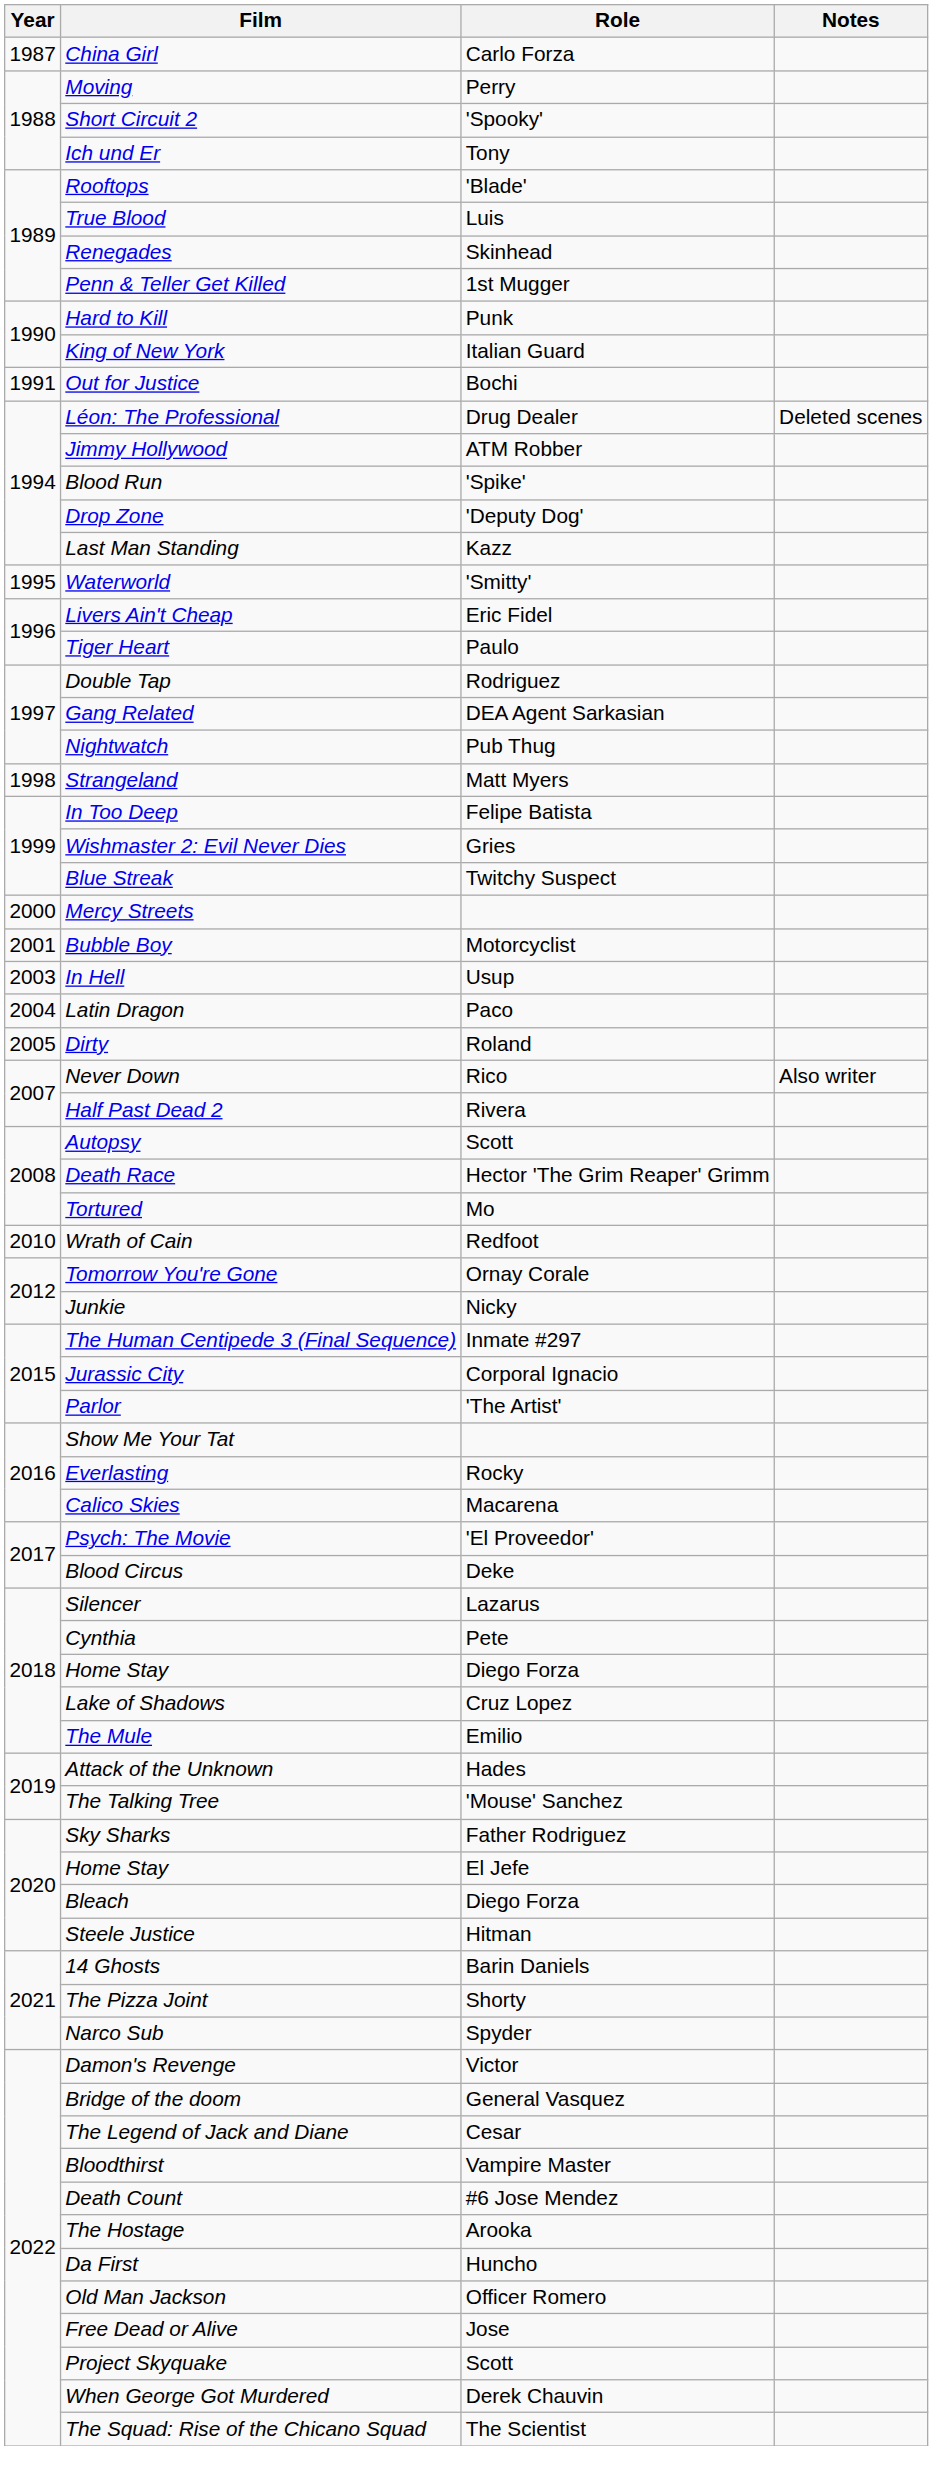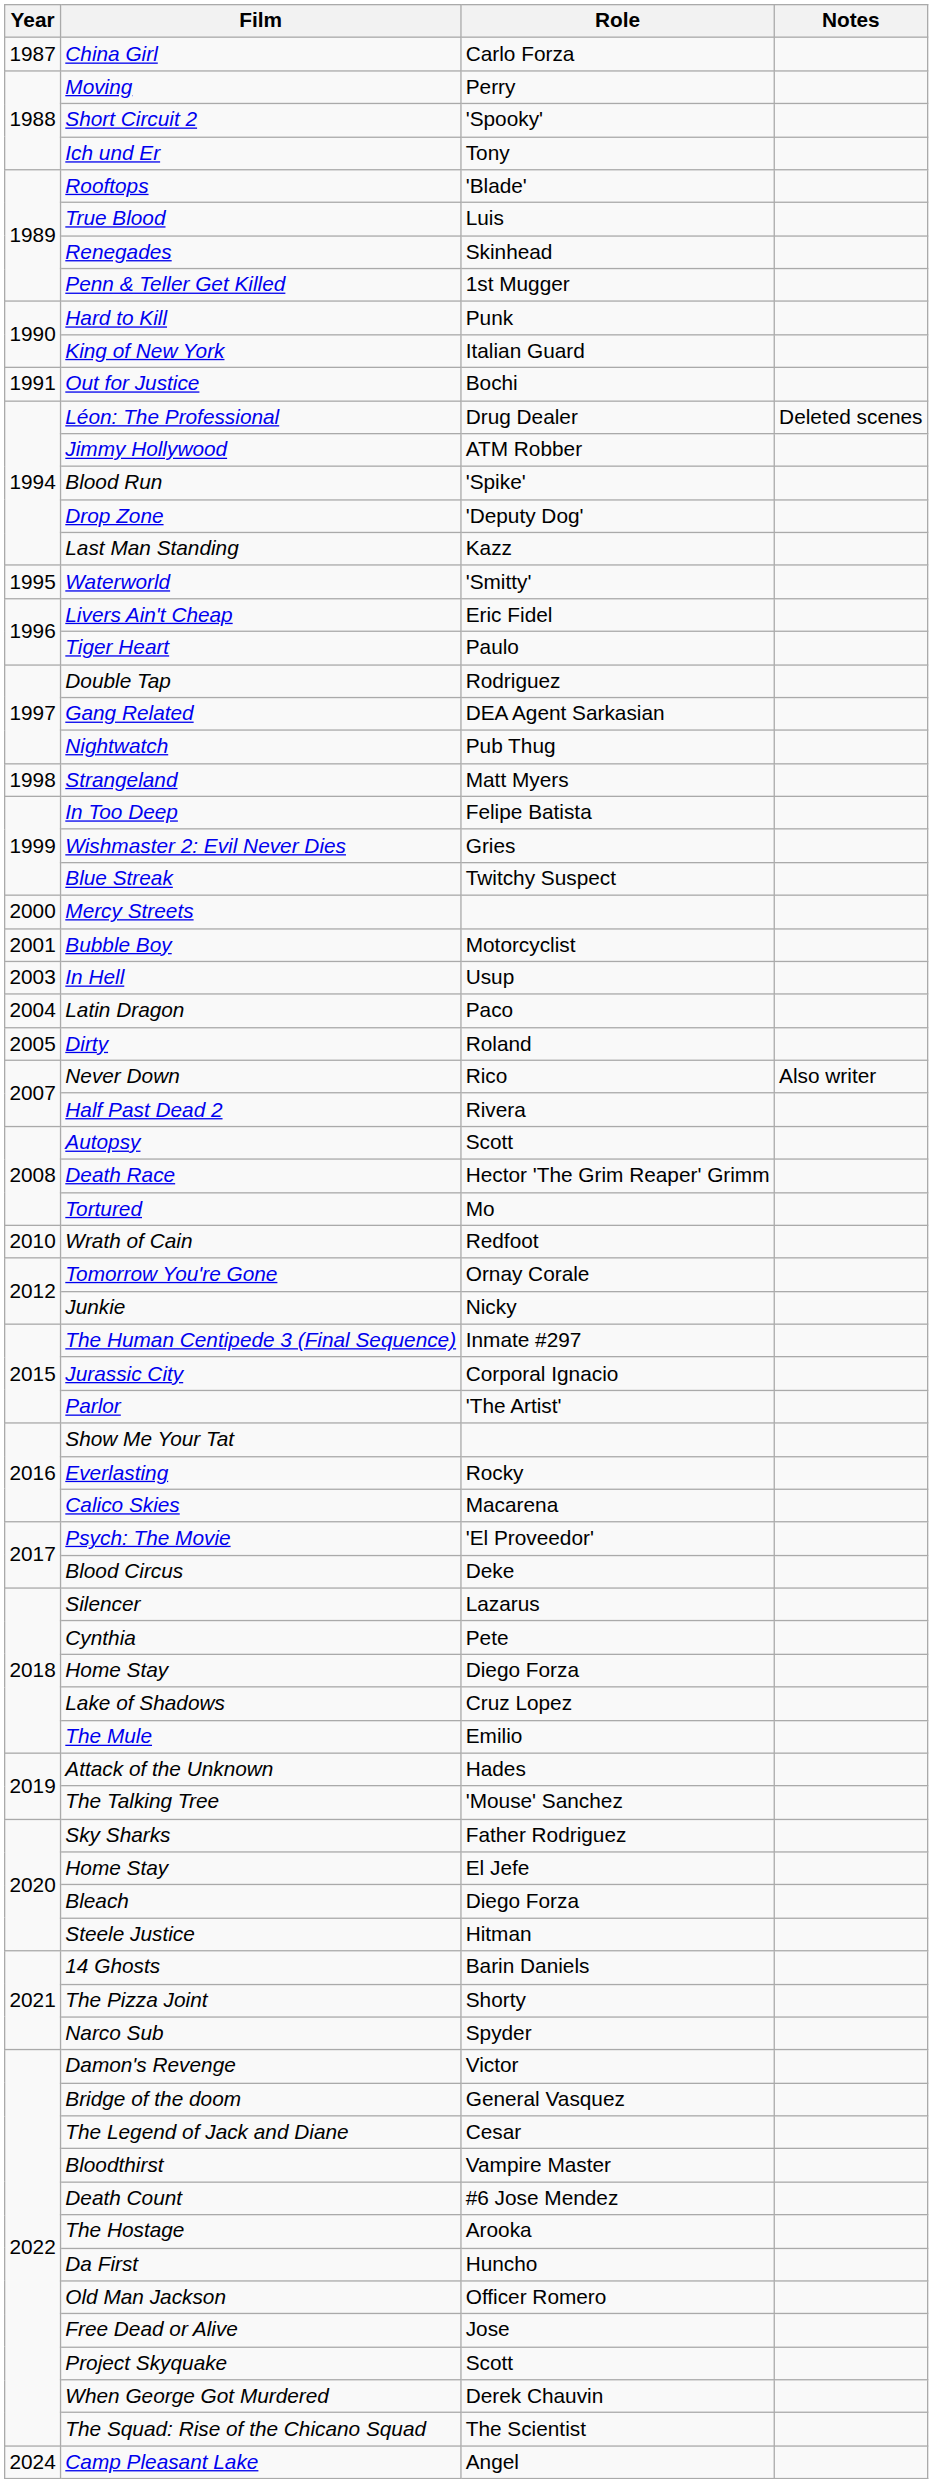+ row: (33, 2462)
